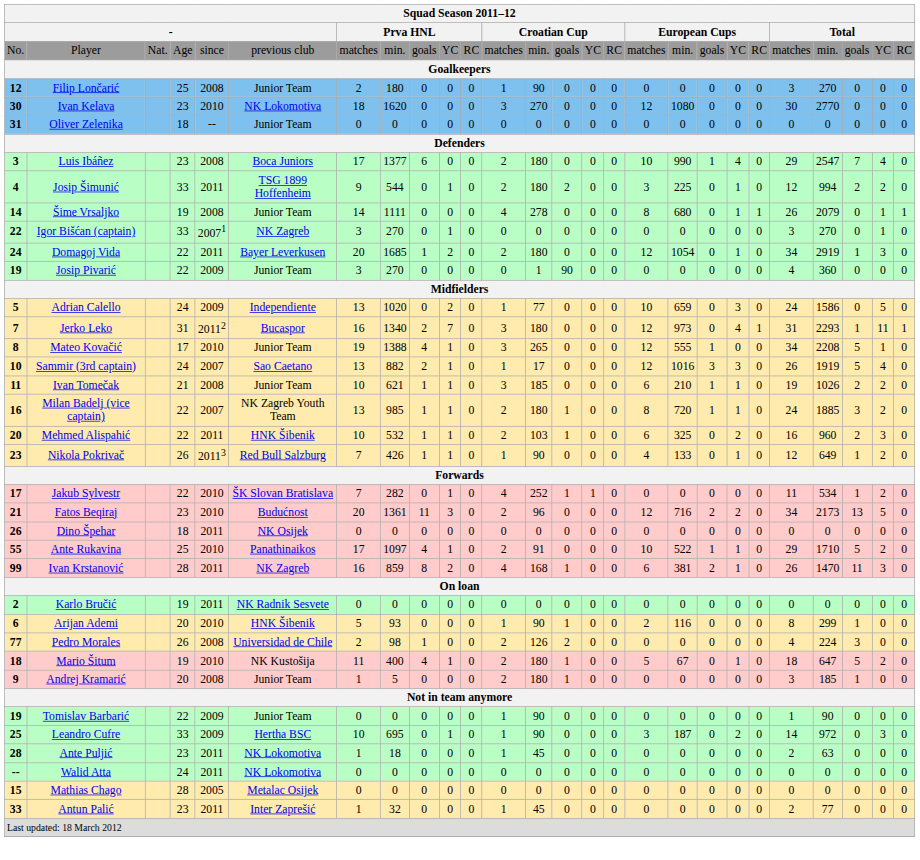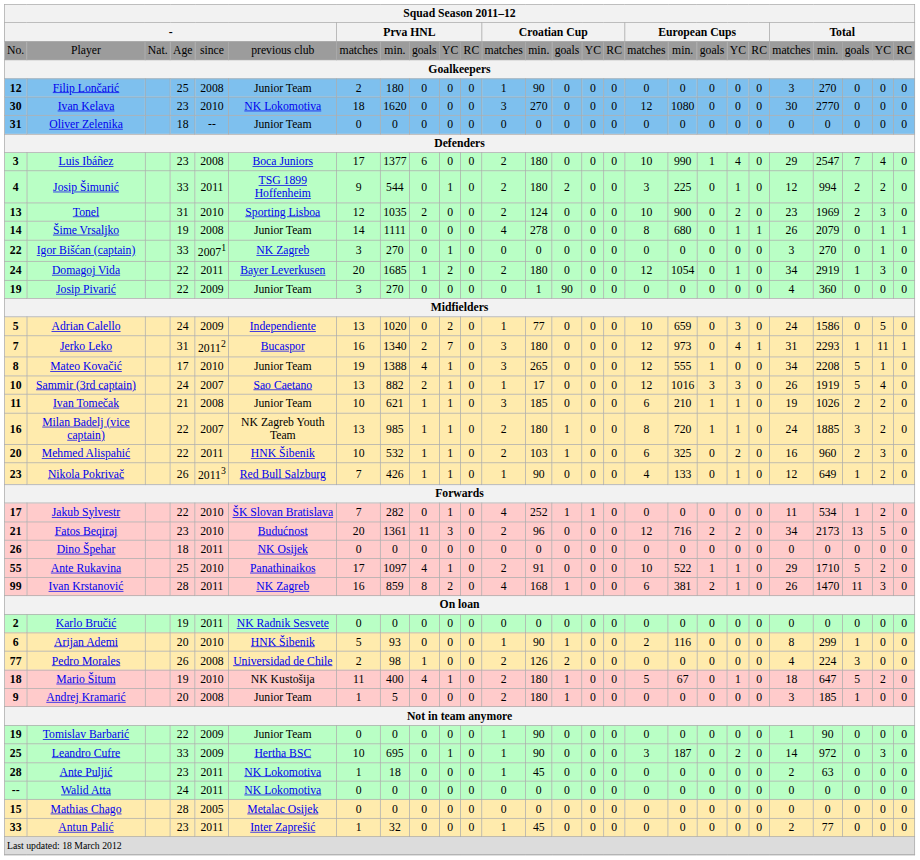+ row: (86, 212)
